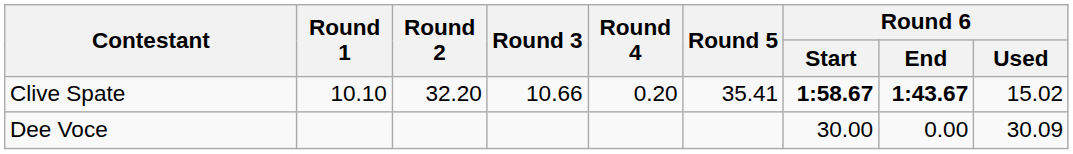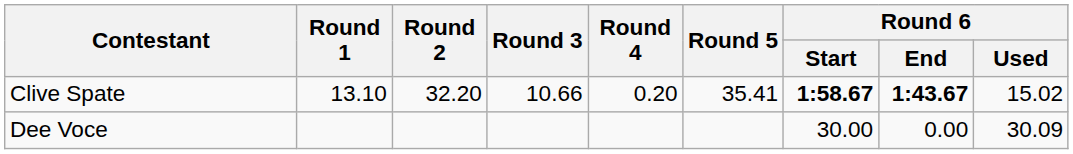(359, 93) 10.10 -> (359, 93) 13.10
